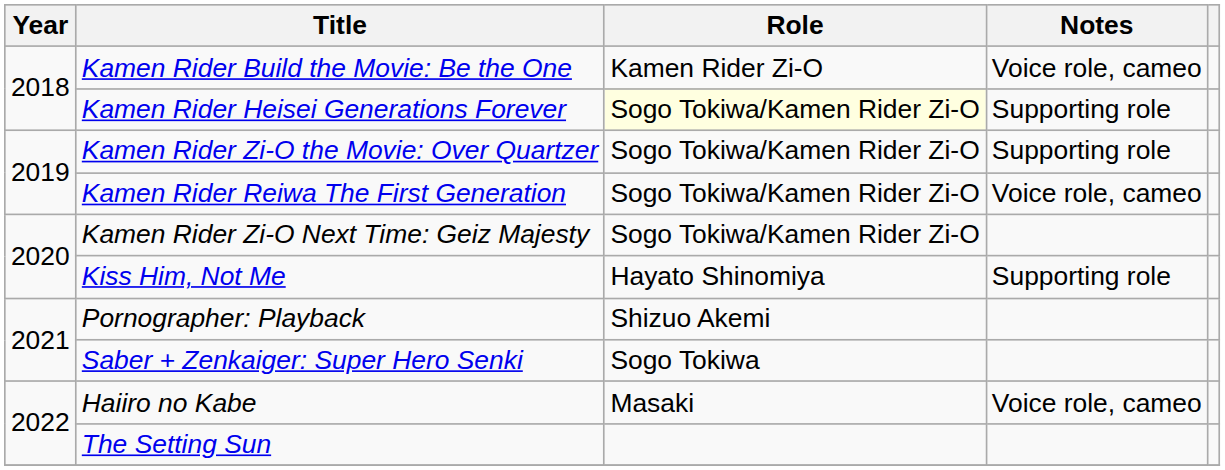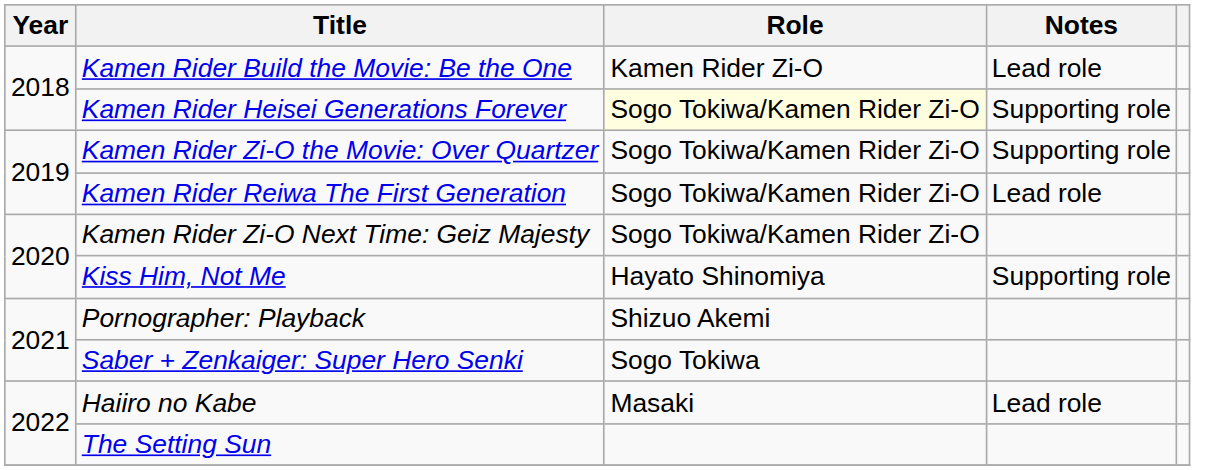(1097, 67) Voice role, cameo -> (1047, 67) Lead role
(1097, 192) Voice role, cameo -> (1047, 192) Lead role
(1097, 402) Voice role, cameo -> (1047, 402) Lead role
